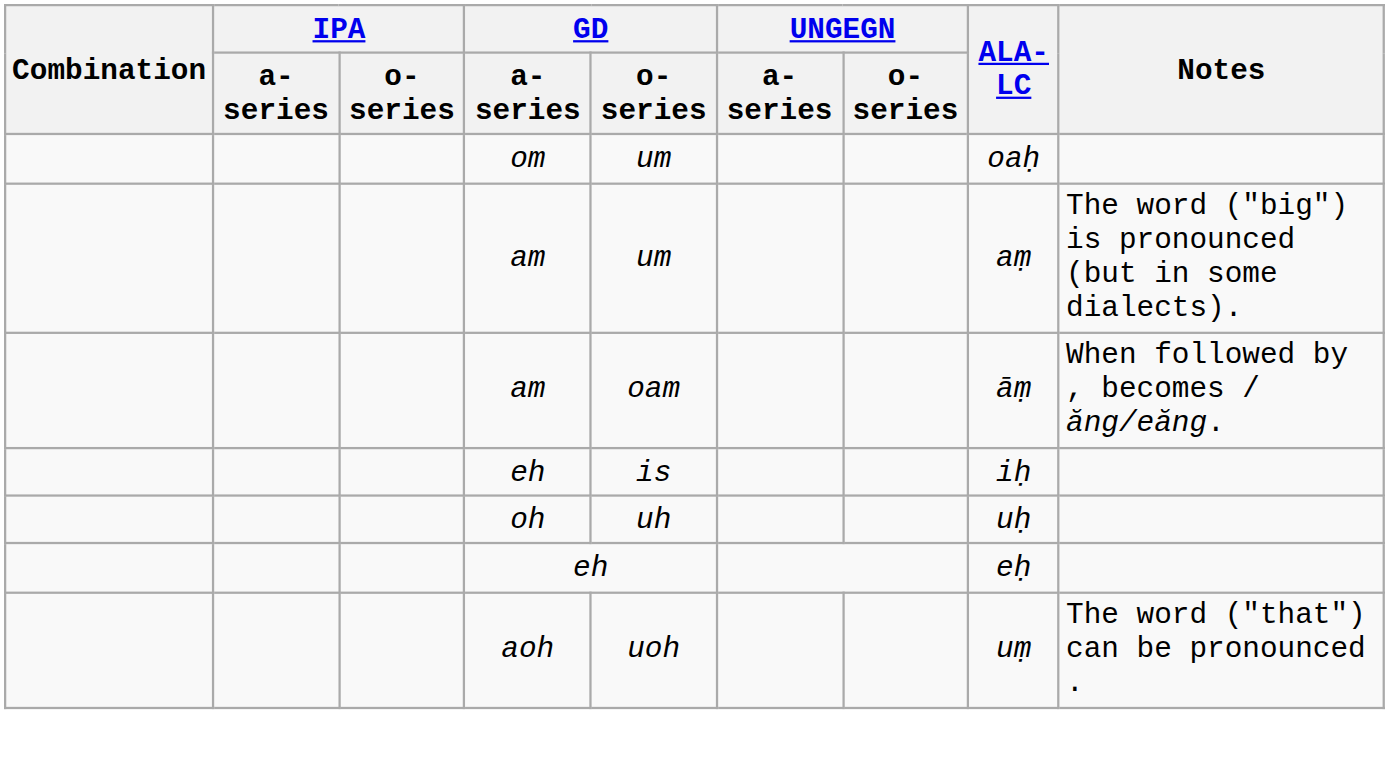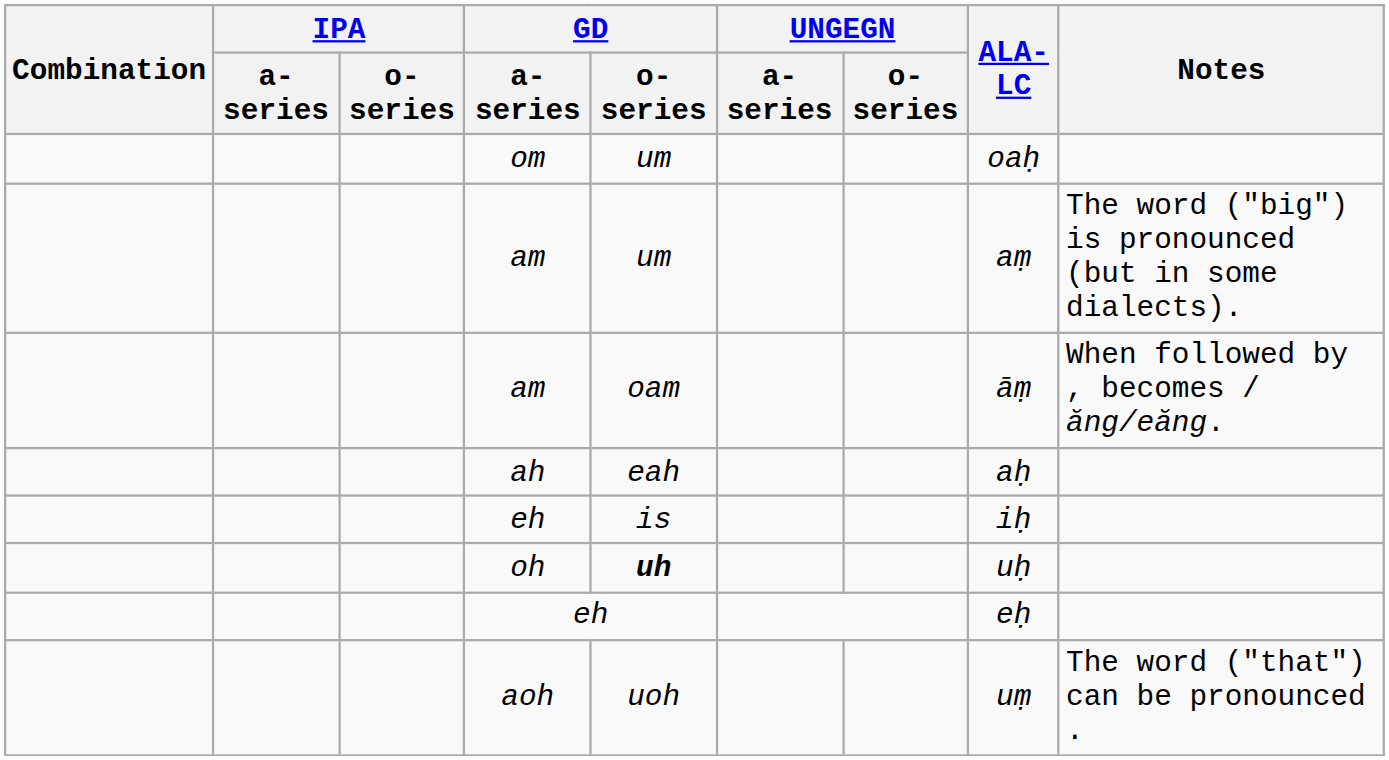+ row: (109, 472)
(654, 520) normal -> (654, 568) bold
